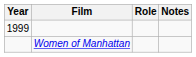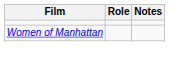- column: (18, 12)
